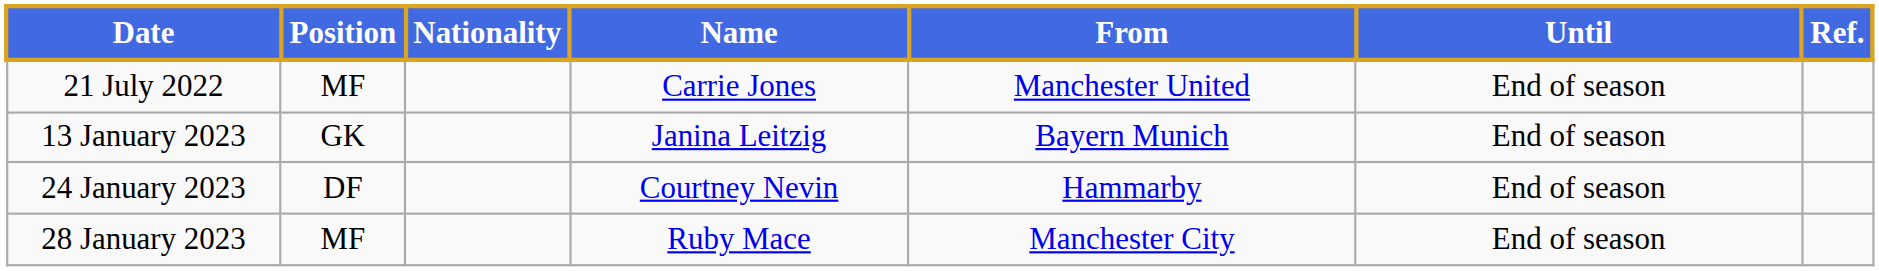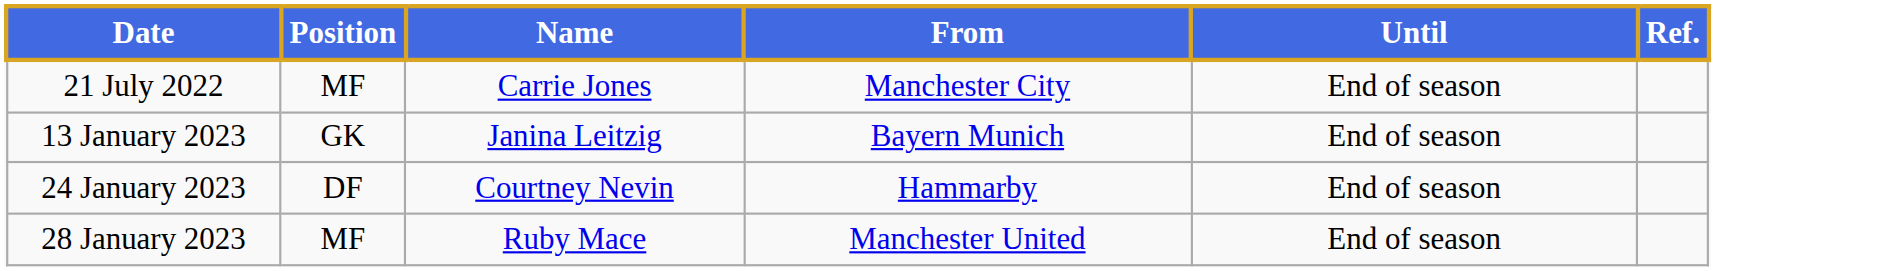- column: (487, 32)
(1132, 85) Manchester United -> (967, 85) Manchester City
(1132, 238) Manchester City -> (967, 238) Manchester United
